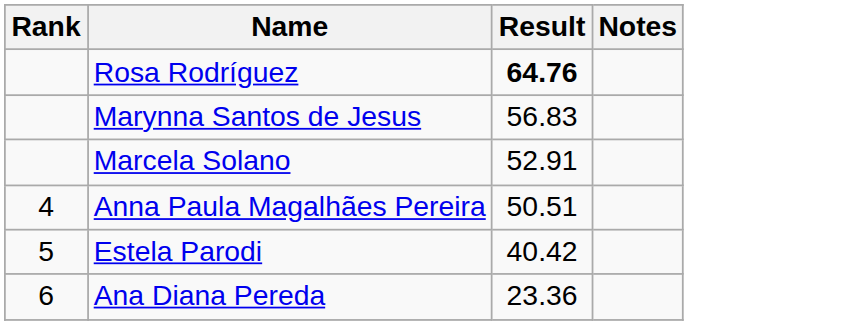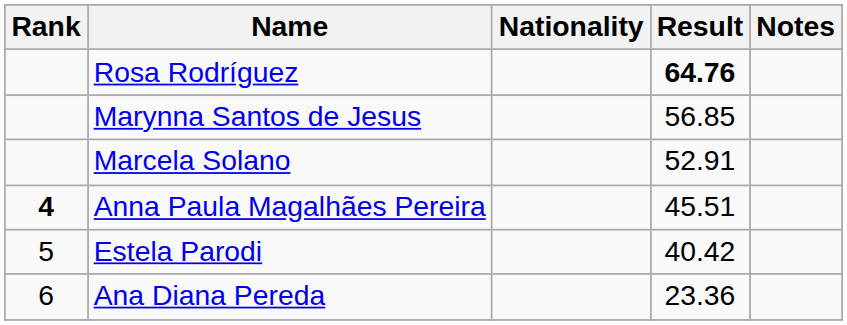+ column: (571, 26)
(542, 116) 56.83 -> (700, 116) 56.85
(46, 206) normal -> (46, 206) bold
(542, 206) 50.51 -> (700, 206) 45.51
